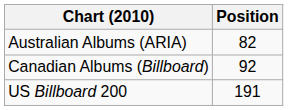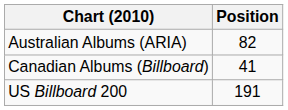(247, 67) 92 -> (247, 67) 41
